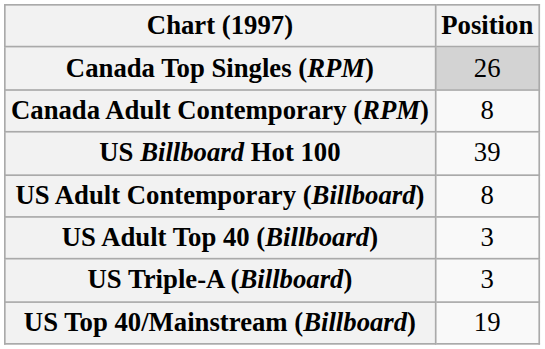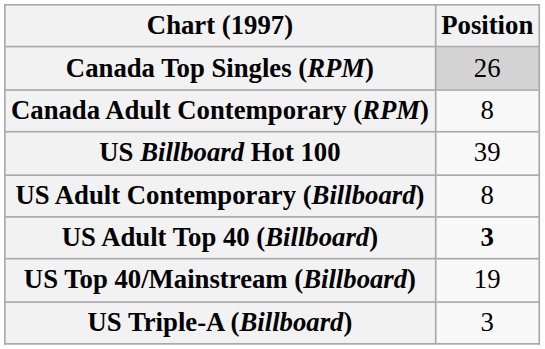(487, 237) normal -> (487, 237) bold
rows swapped: (220, 322) <-> (220, 279)
